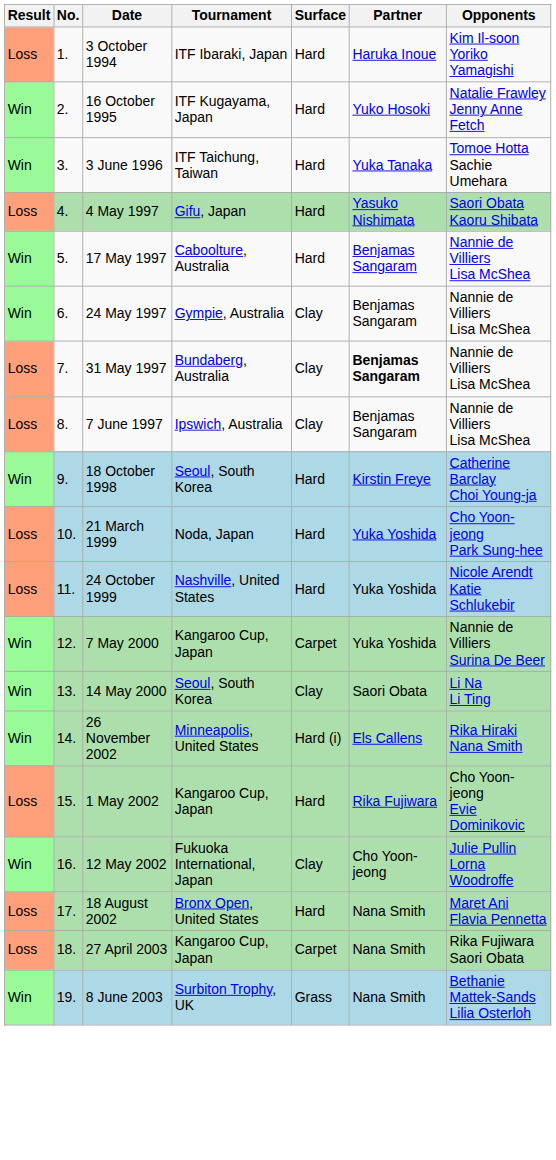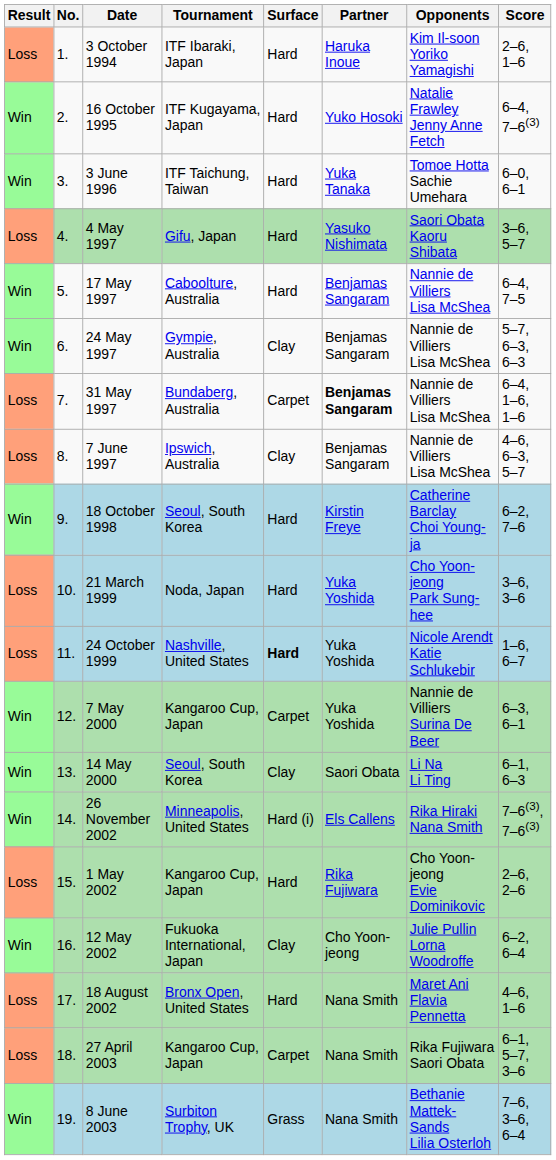+ column: (525, 15)
(309, 368) Clay -> (288, 400) Carpet
(310, 588) normal -> (283, 653) bold
